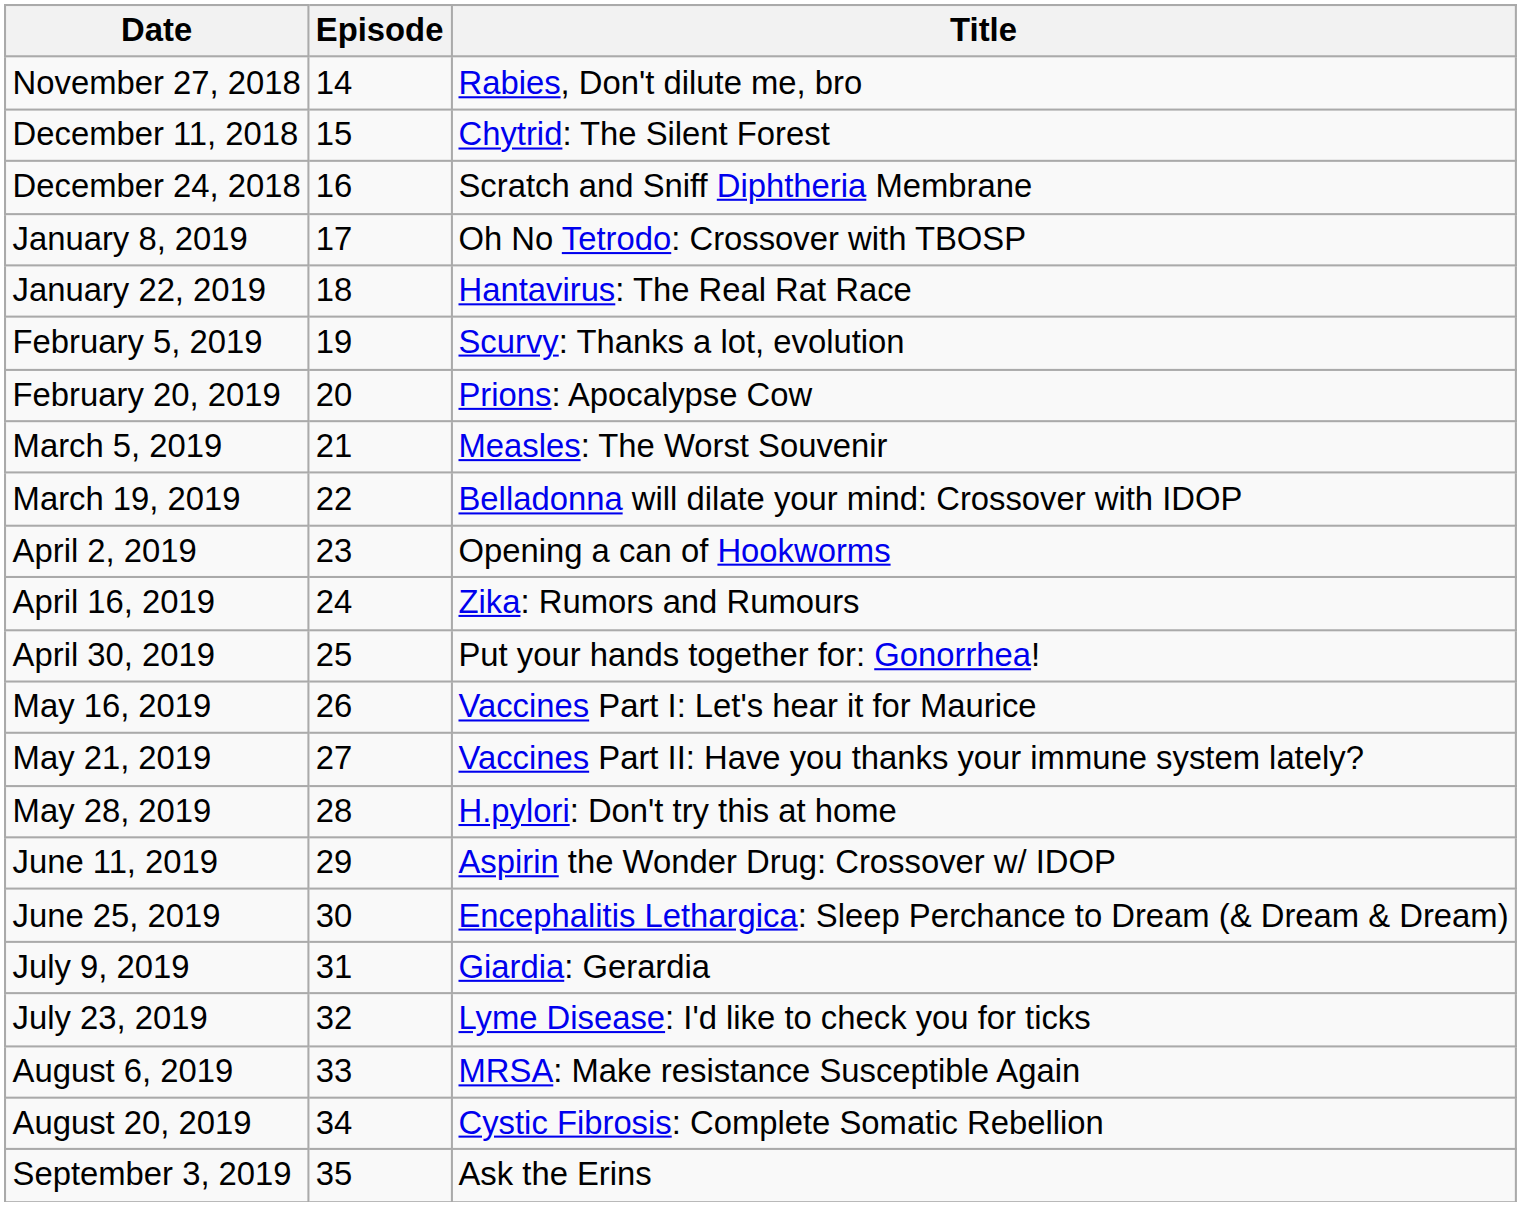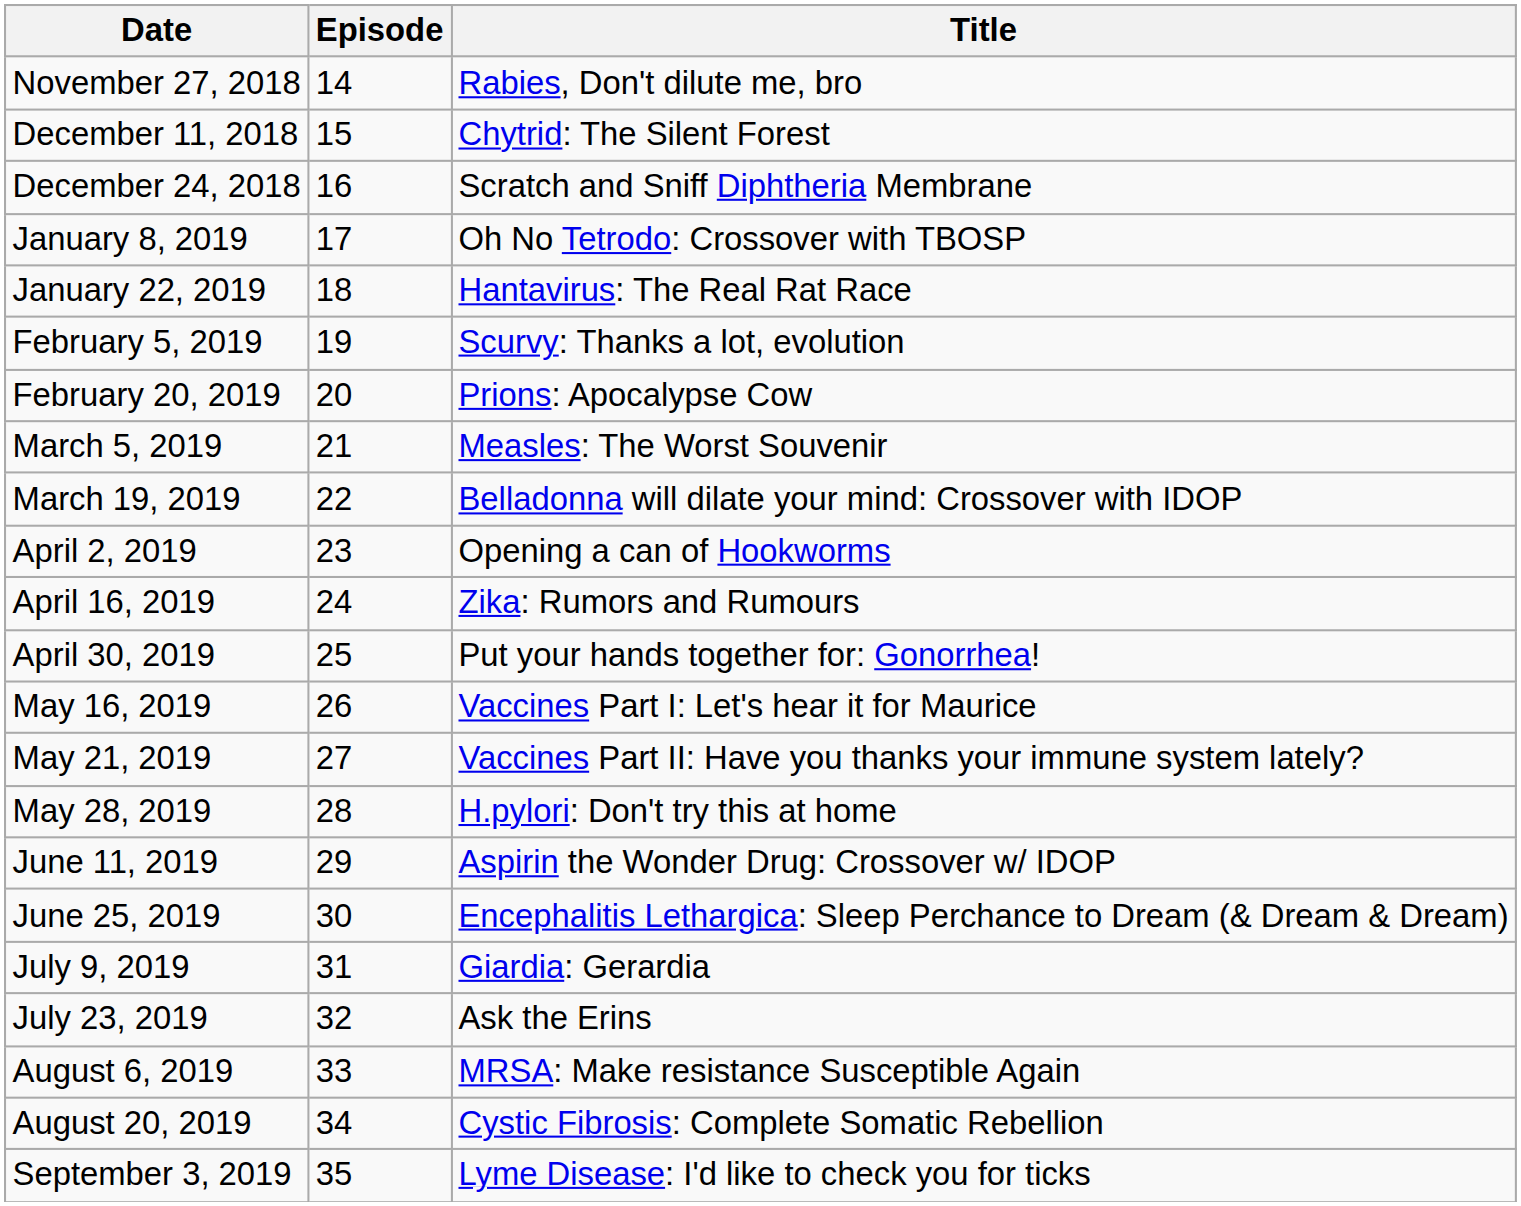(775, 1018) Lyme Disease: I'd like to check you for ticks -> (555, 1018) Ask the Erins
(555, 1174) Ask the Erins -> (775, 1174) Lyme Disease: I'd like to check you for ticks
